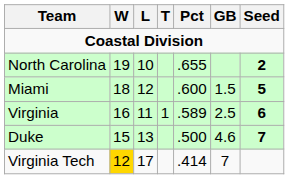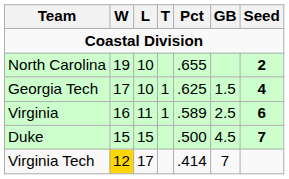+ row: (53, 89)
- row: (28, 89)
(145, 137) 13 -> (145, 137) 15
(225, 137) 4.6 -> (225, 137) 4.5
